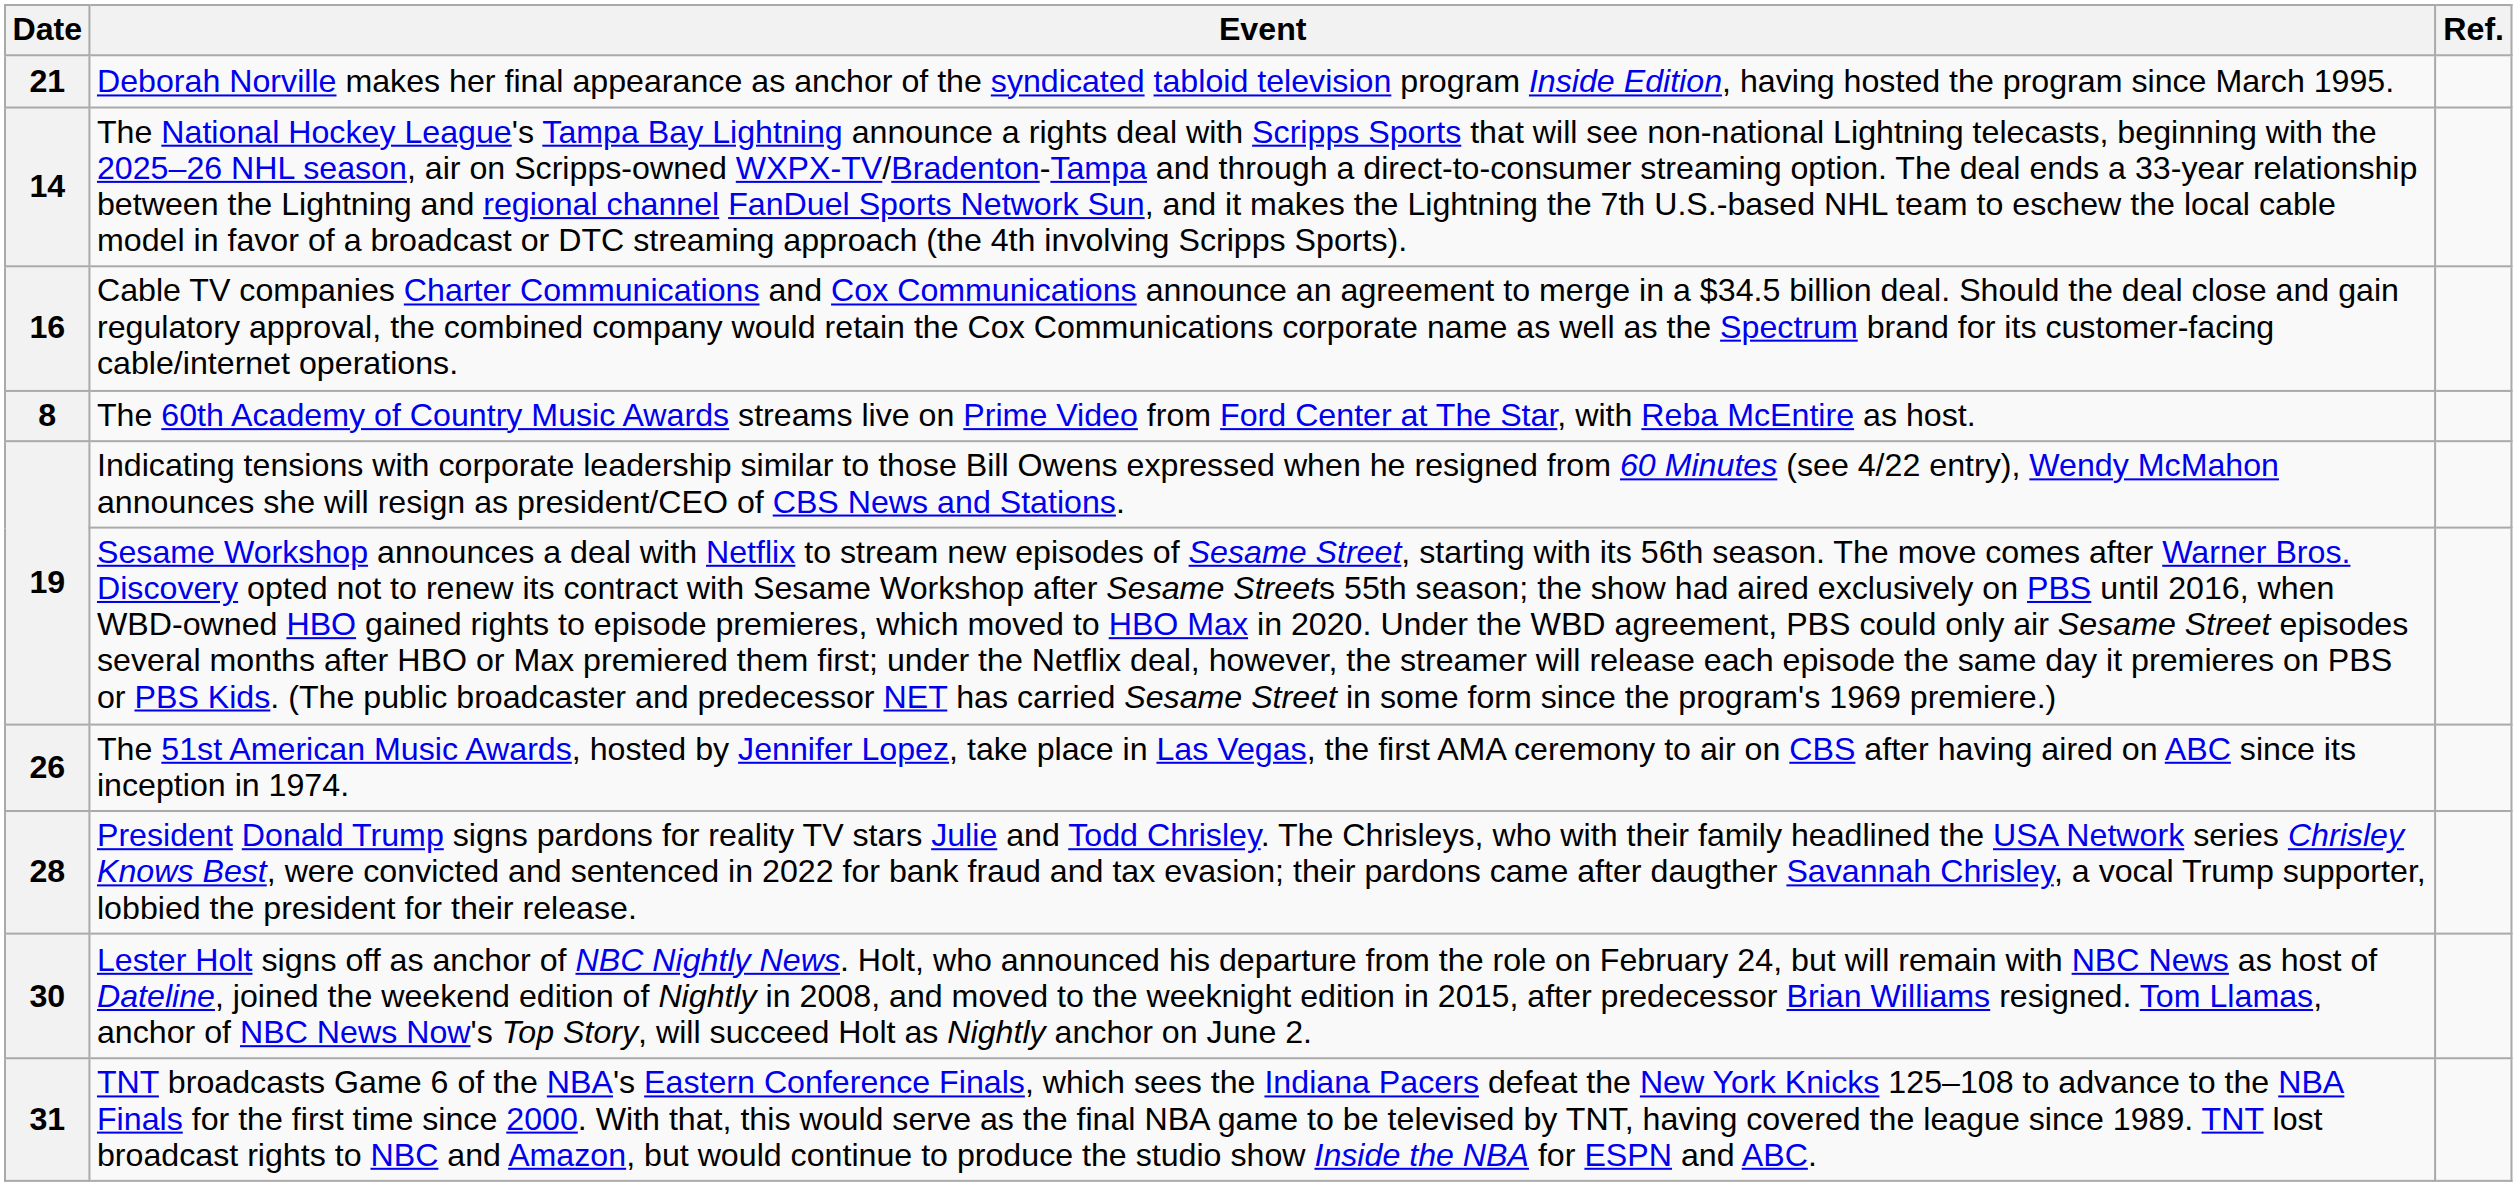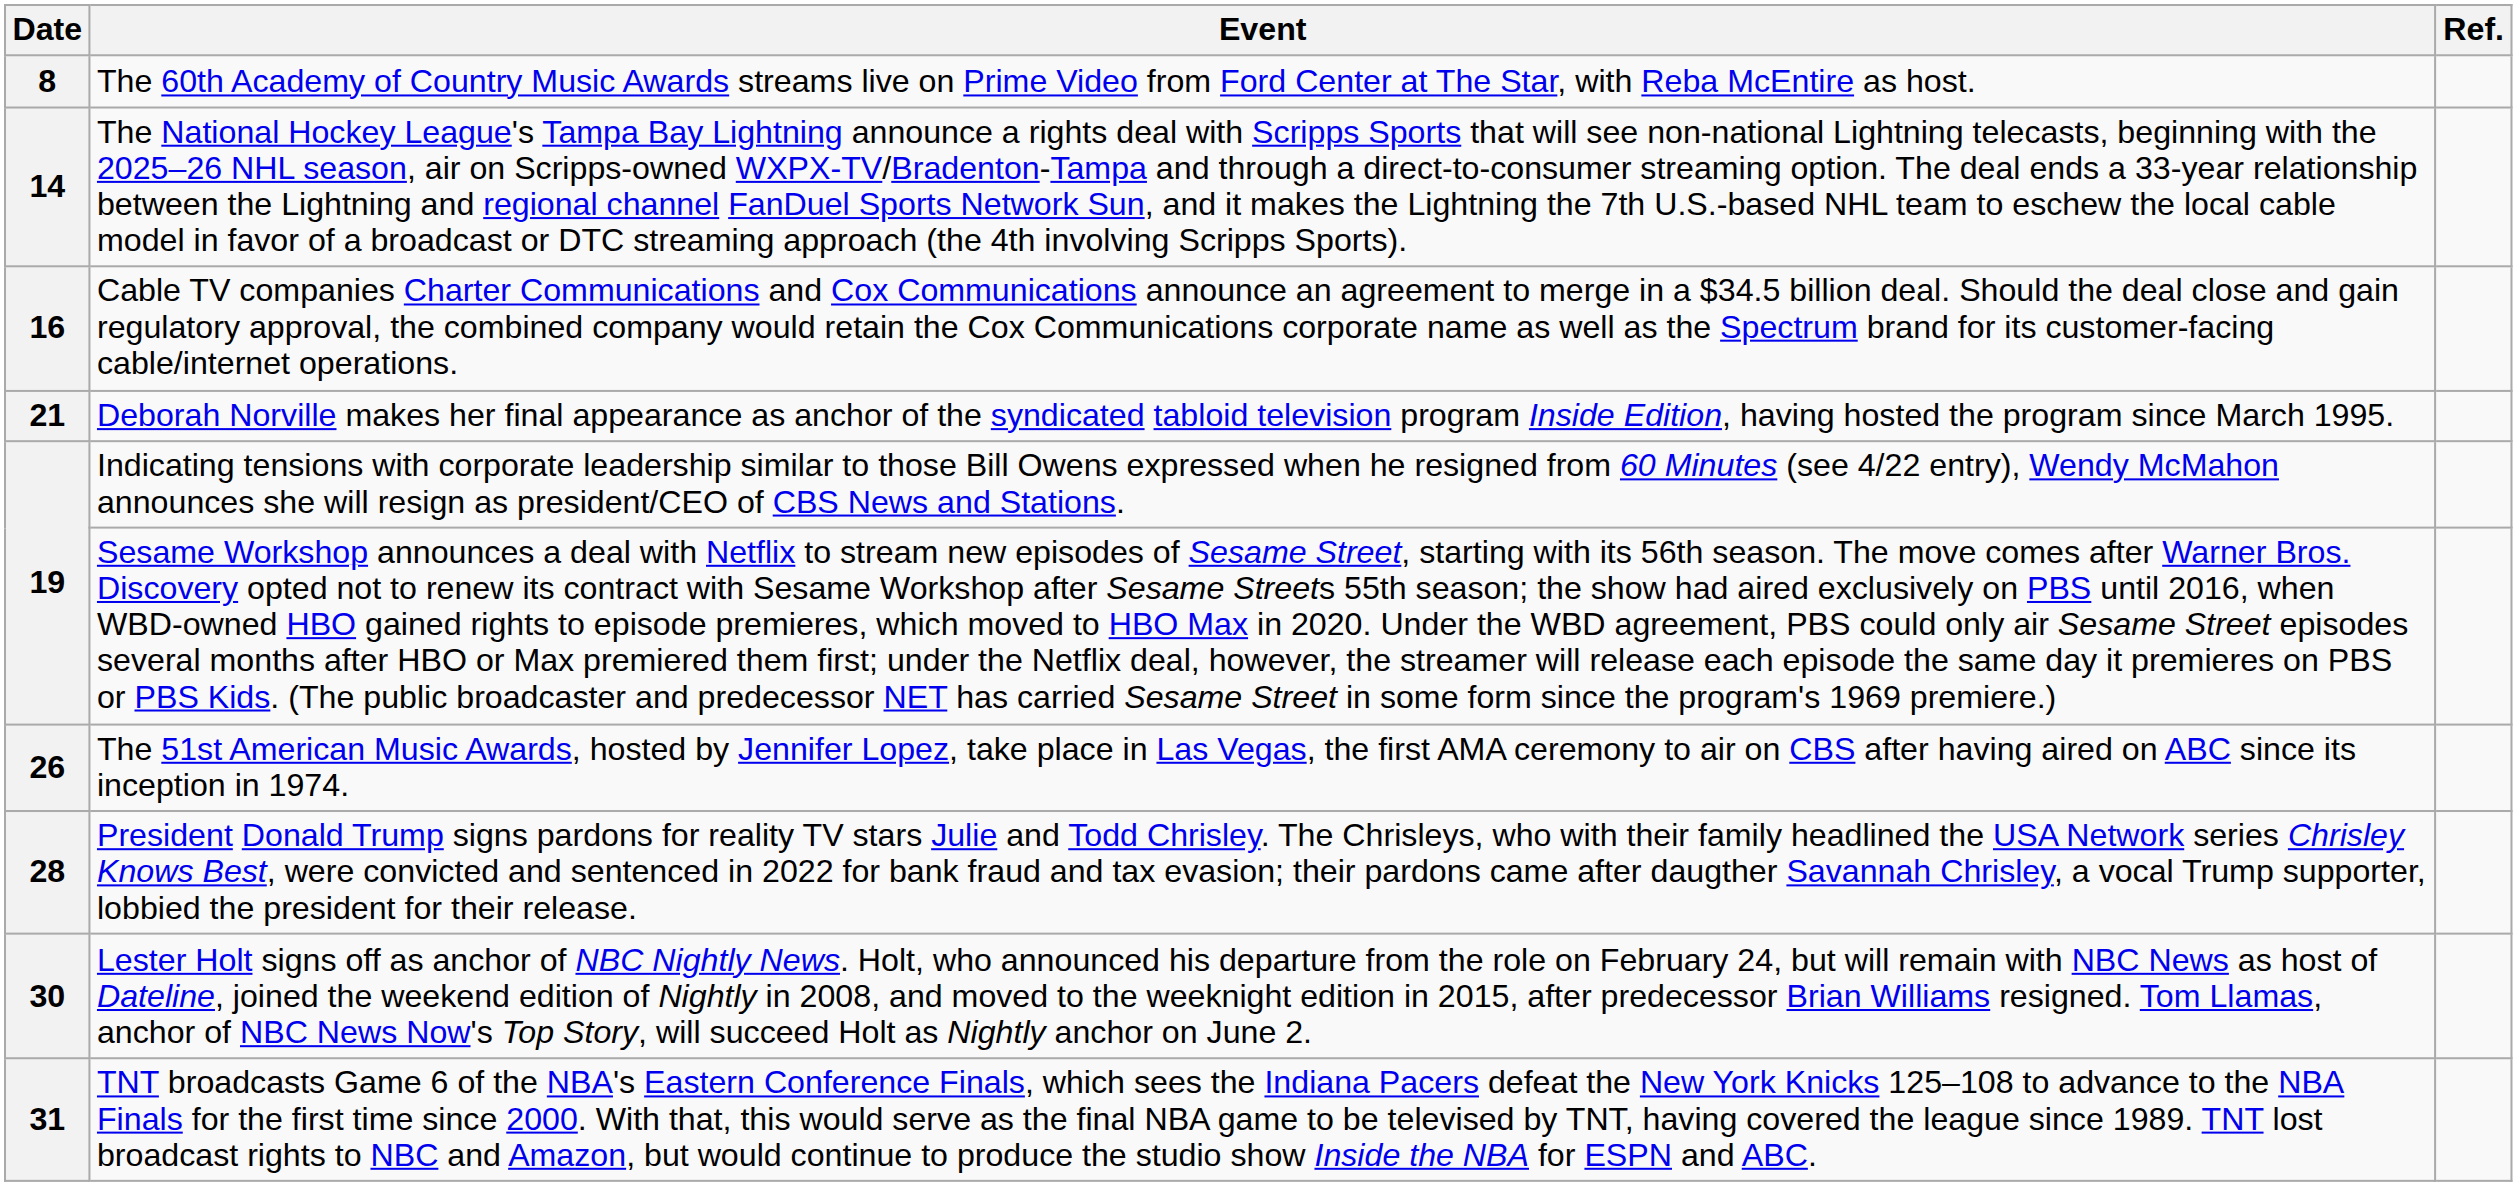rows swapped: (47, 414) <-> (47, 81)
